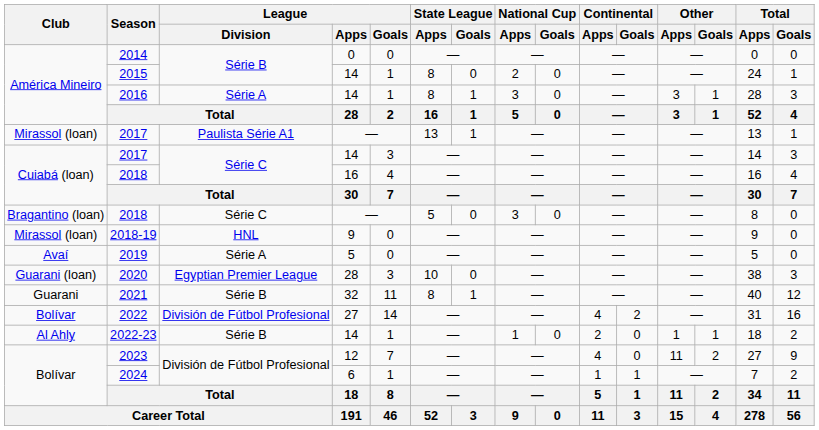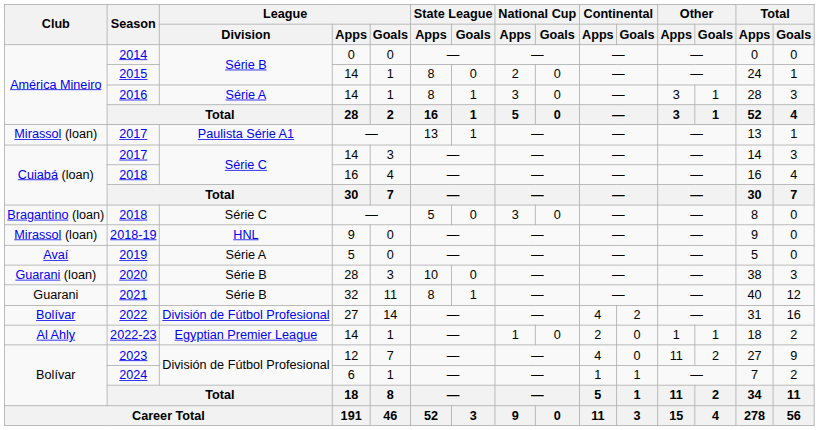(246, 275) Egyptian Premier League -> (246, 275) Série B
(246, 335) Série B -> (246, 335) Egyptian Premier League
